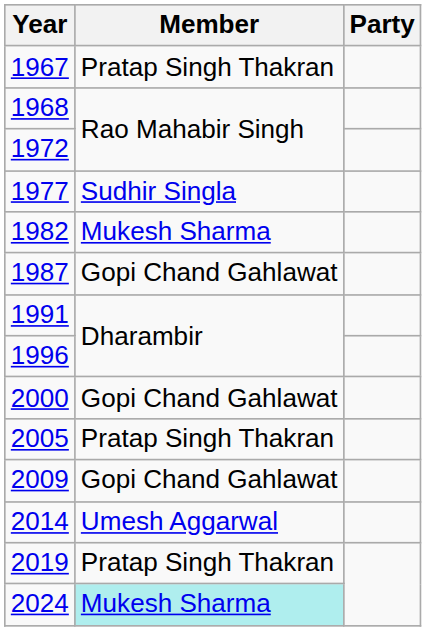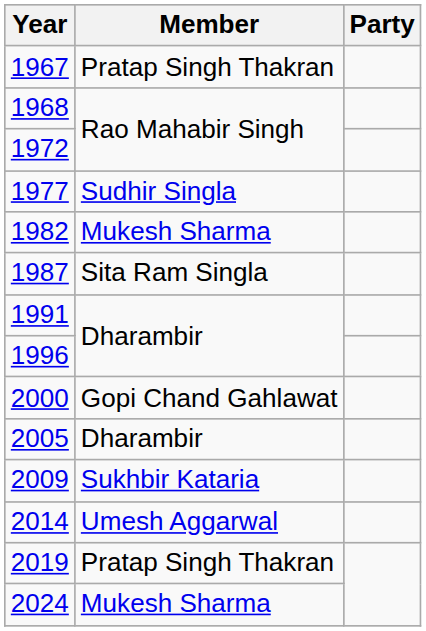(209, 273) Gopi Chand Gahlawat -> (174, 273) Sita Ram Singla
(207, 438) Pratap Singh Thakran -> (142, 438) Dharambir
(209, 480) Gopi Chand Gahlawat -> (170, 480) Sukhbir Kataria
(176, 604) paleturquoise background -> (176, 604) no background
